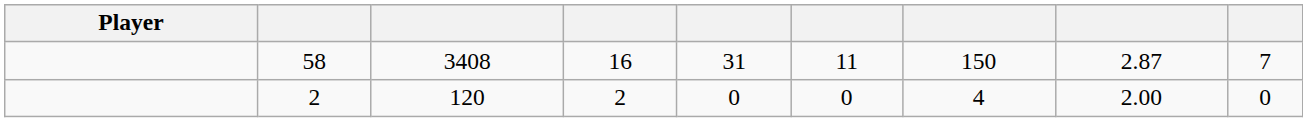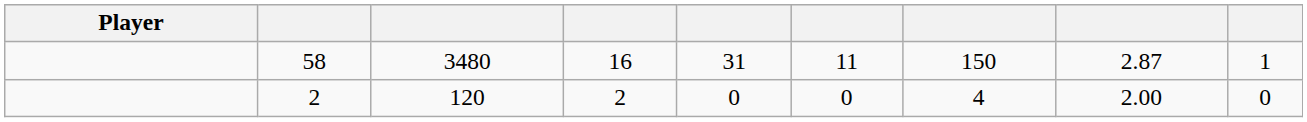(467, 60) 3408 -> (467, 60) 3480
(1265, 60) 7 -> (1265, 60) 1
